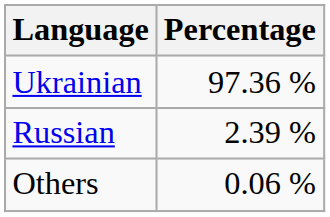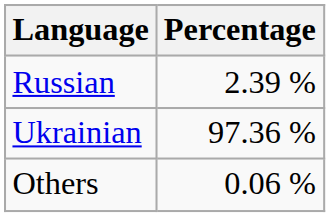rows swapped: (77, 81) <-> (64, 132)
